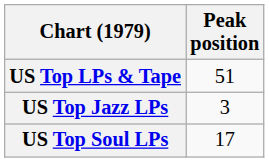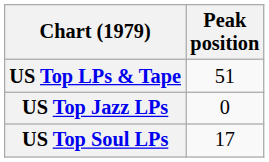(225, 107) 3 -> (225, 107) 0
